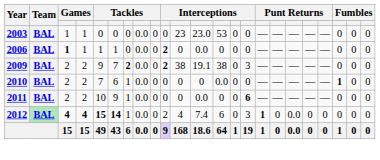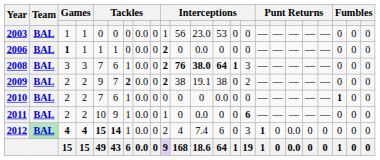(165, 33) 0 -> (165, 33) 1
(180, 33) 23 -> (180, 33) 56
+ row: (17, 66)
(248, 66) 3 -> (248, 82) 2
(165, 98) 0 -> (165, 114) 1
